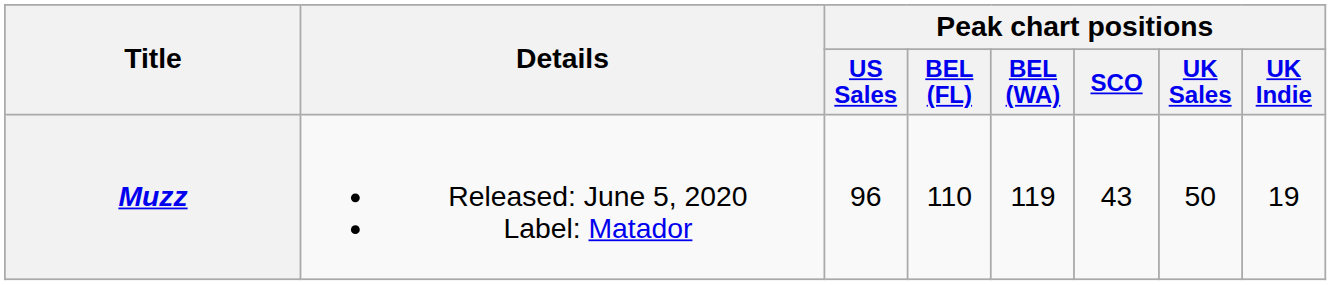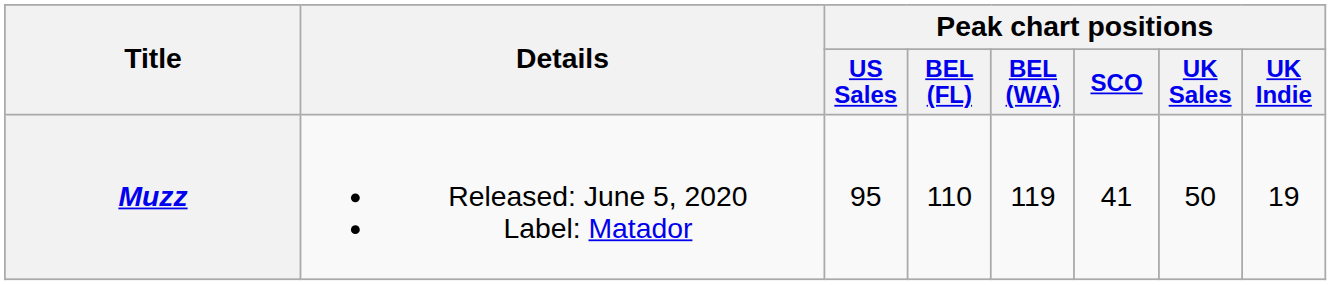(866, 196) 96 -> (866, 196) 95
(1117, 196) 43 -> (1117, 196) 41
